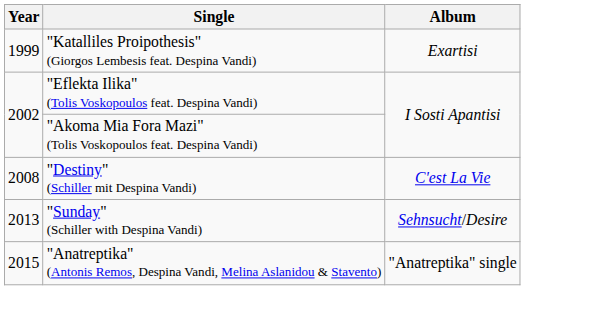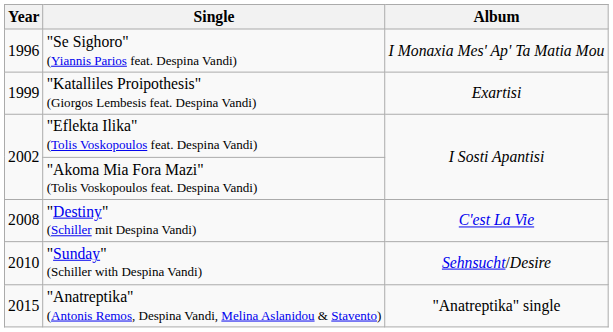+ row: (142, 50)
(24, 220) 2013 -> (24, 263) 2010
